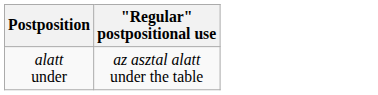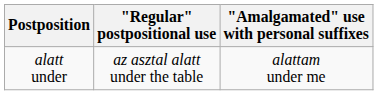+ column: (296, 25)
